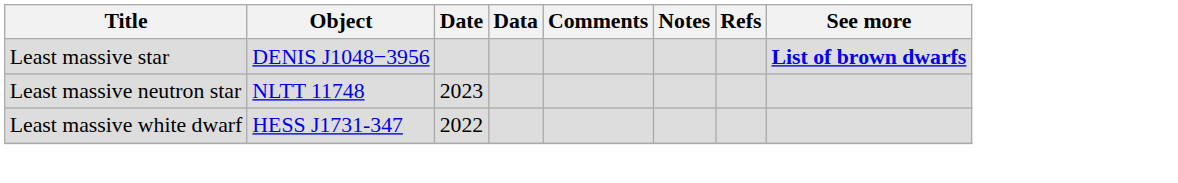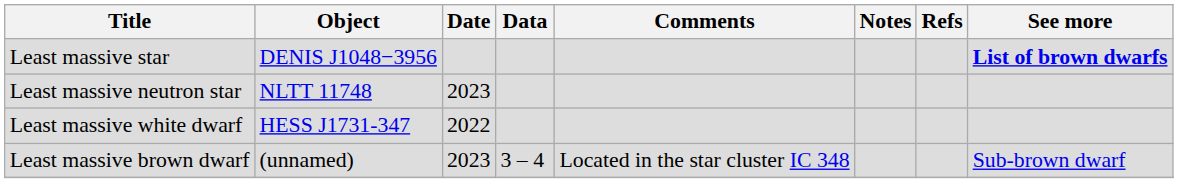+ row: (130, 159)
